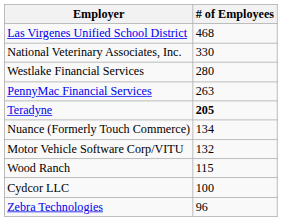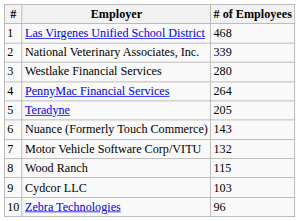+ column: (13, 14)
(205, 52) 330 -> (223, 52) 339
(205, 91) 263 -> (223, 91) 264
(205, 110) bold -> (223, 110) normal
(205, 129) 134 -> (223, 129) 143
(205, 187) 100 -> (223, 187) 103
